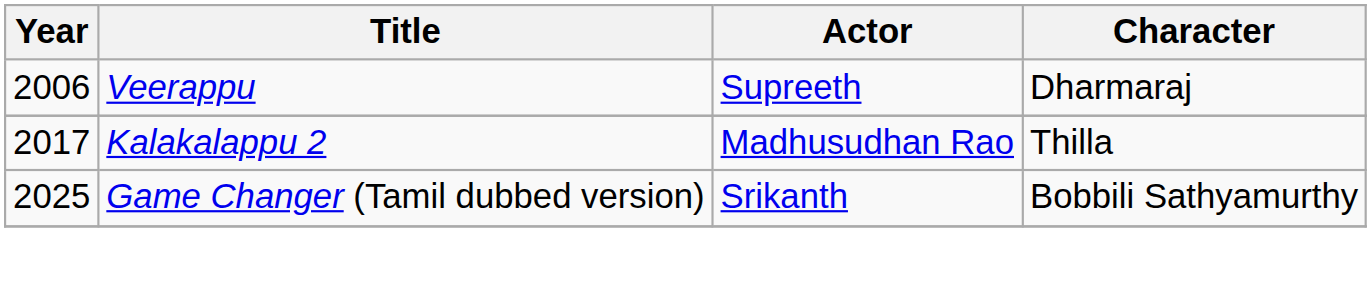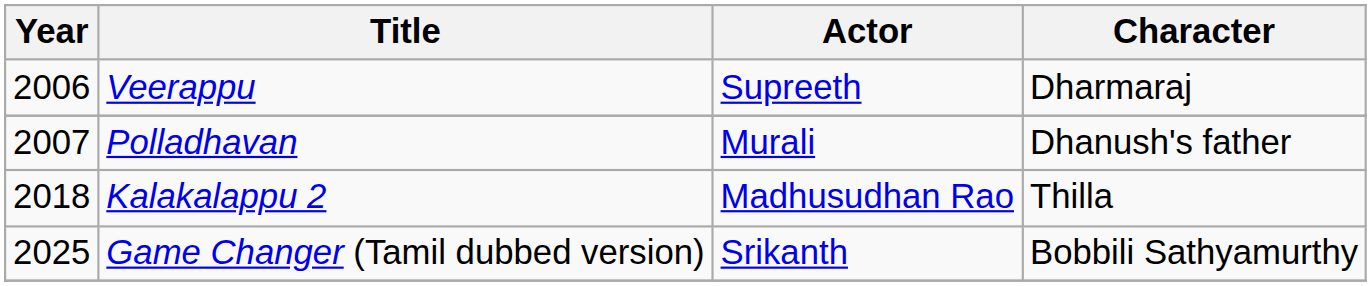+ row: (202, 142)
(52, 142) 2017 -> (52, 197) 2018
